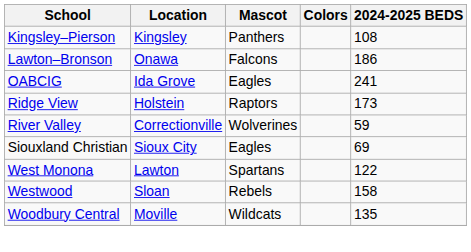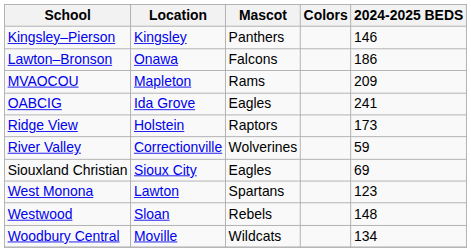(366, 37) 108 -> (366, 37) 146
+ row: (43, 81)
(366, 170) 122 -> (366, 192) 123
(366, 192) 158 -> (366, 214) 148
(366, 214) 135 -> (366, 236) 134
